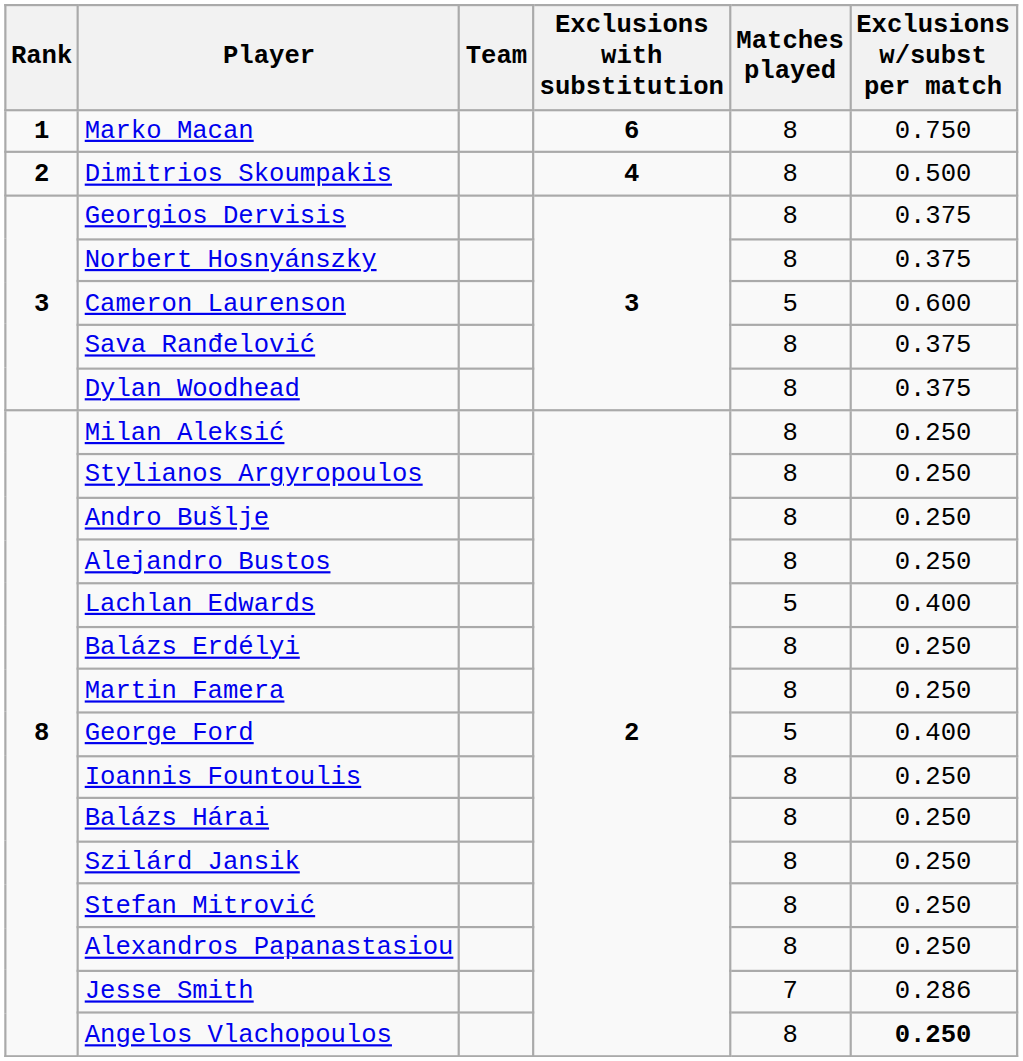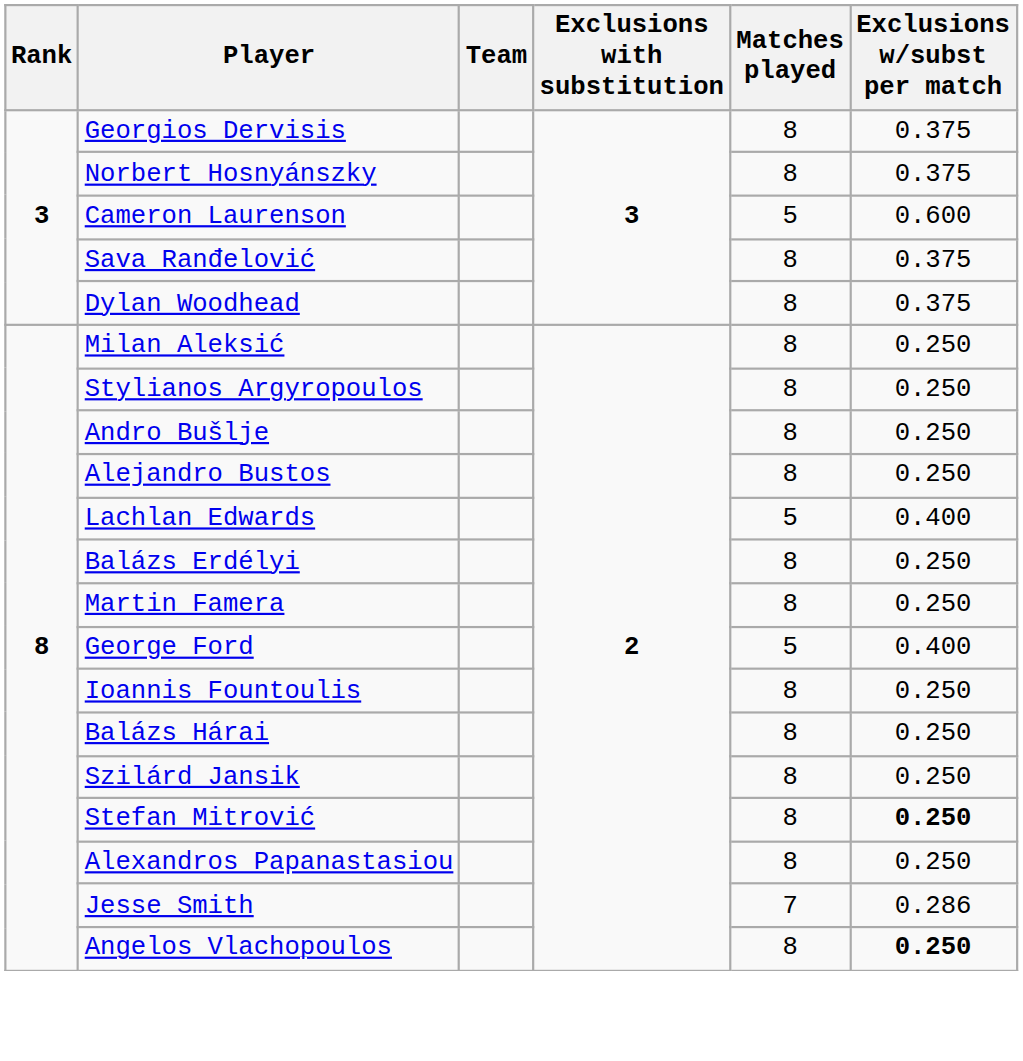- row: (169, 131)
- row: (238, 174)
(933, 906) normal -> (933, 819) bold
